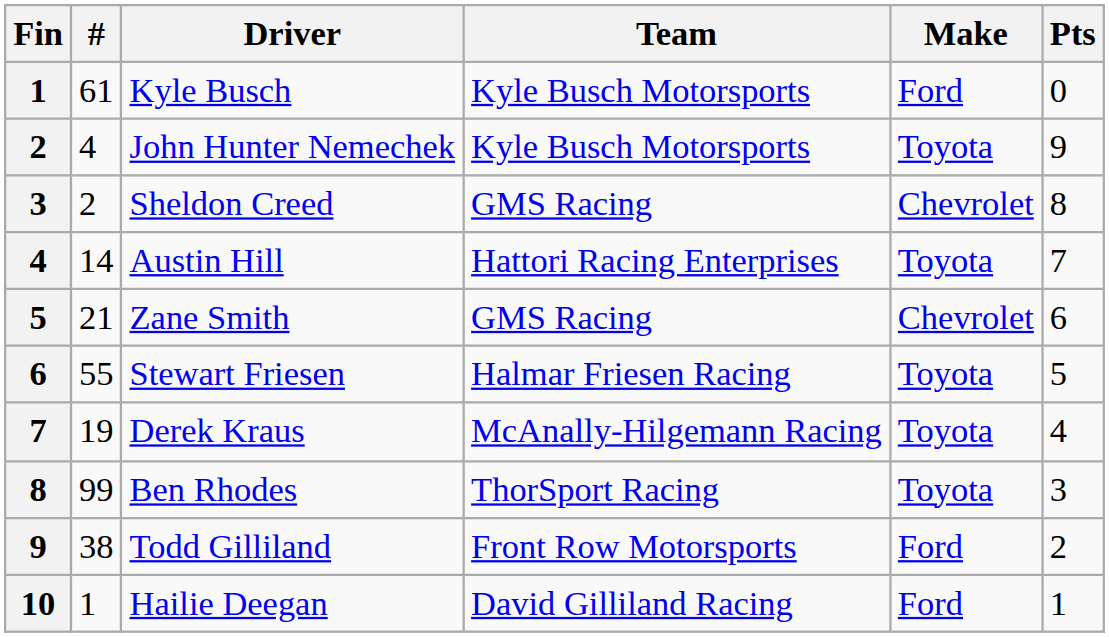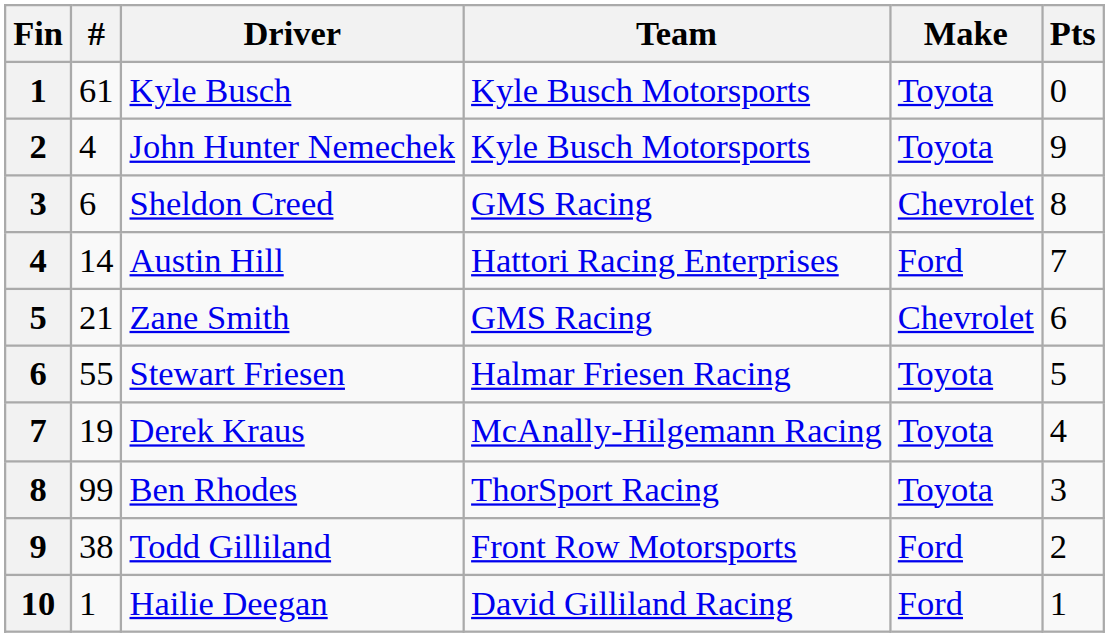(930, 90) Ford -> (945, 90) Toyota
(88, 203) 2 -> (88, 203) 6
(945, 260) Toyota -> (930, 260) Ford
